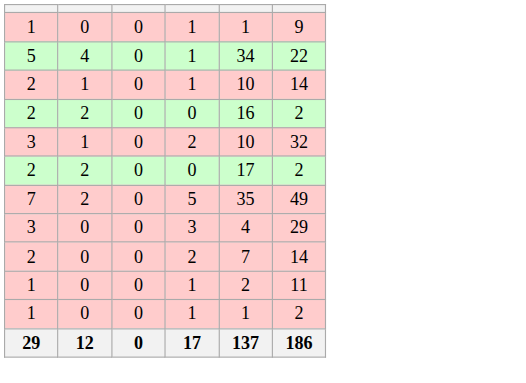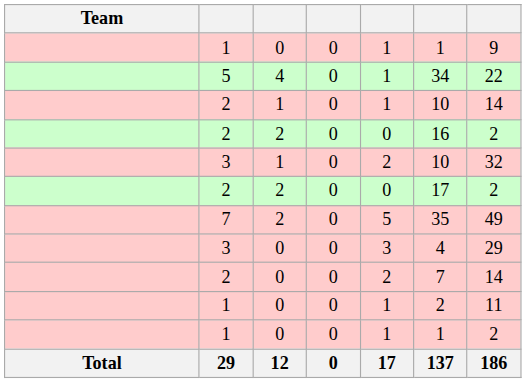+ column: (102, 18)
